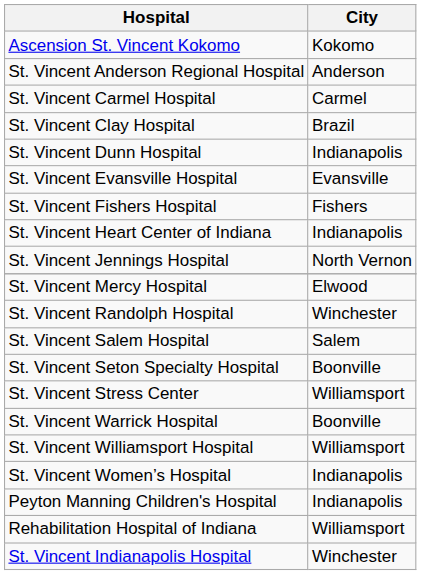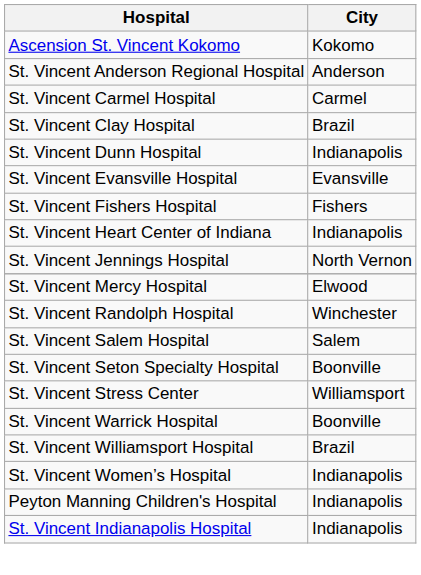(358, 448) Williamsport -> (333, 448) Brazil
- row: (132, 529)
(354, 555) Winchester -> (357, 529) Indianapolis
